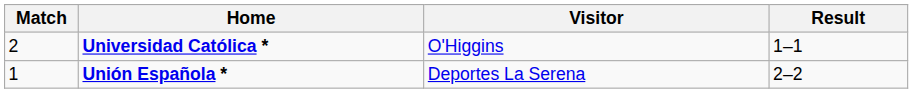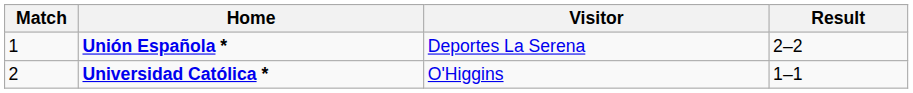rows swapped: (155, 74) <-> (175, 46)
